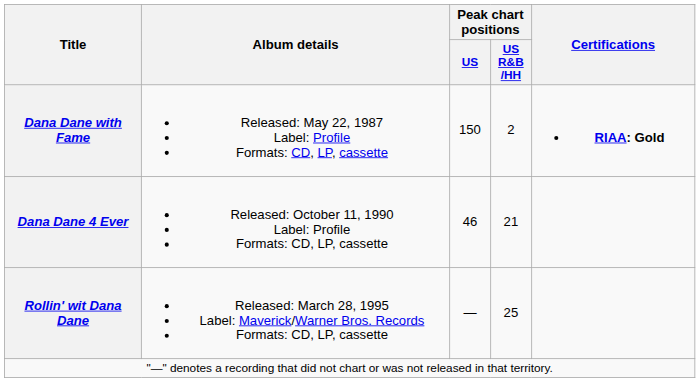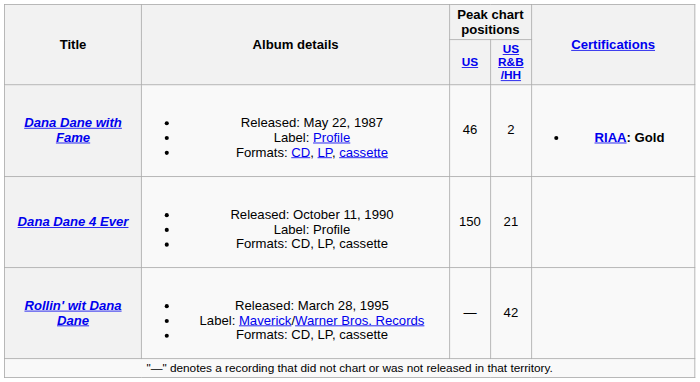(470, 130) 150 -> (470, 130) 46
(470, 221) 46 -> (470, 221) 150
(511, 313) 25 -> (511, 313) 42
